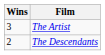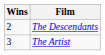rows swapped: (51, 27) <-> (65, 42)
